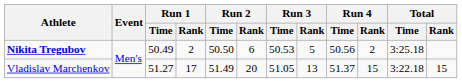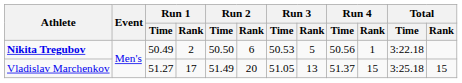(372, 50) 2 -> (372, 50) 1
(407, 50) 3:25.18 -> (407, 50) 3:22.18
(407, 68) 3:22.18 -> (407, 68) 3:25.18
